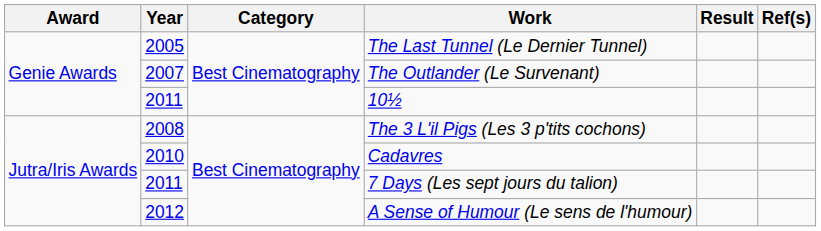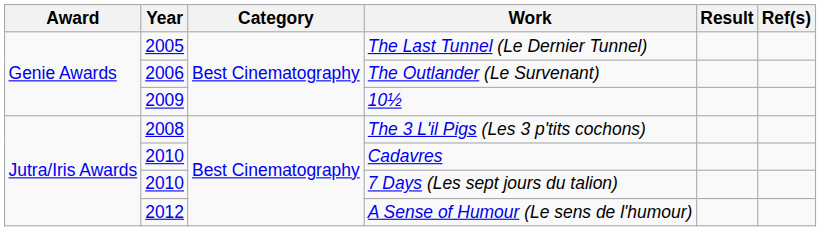(165, 73) 2007 -> (165, 73) 2006
(164, 101) 2011 -> (165, 101) 2009
(164, 184) 2011 -> (165, 184) 2010
